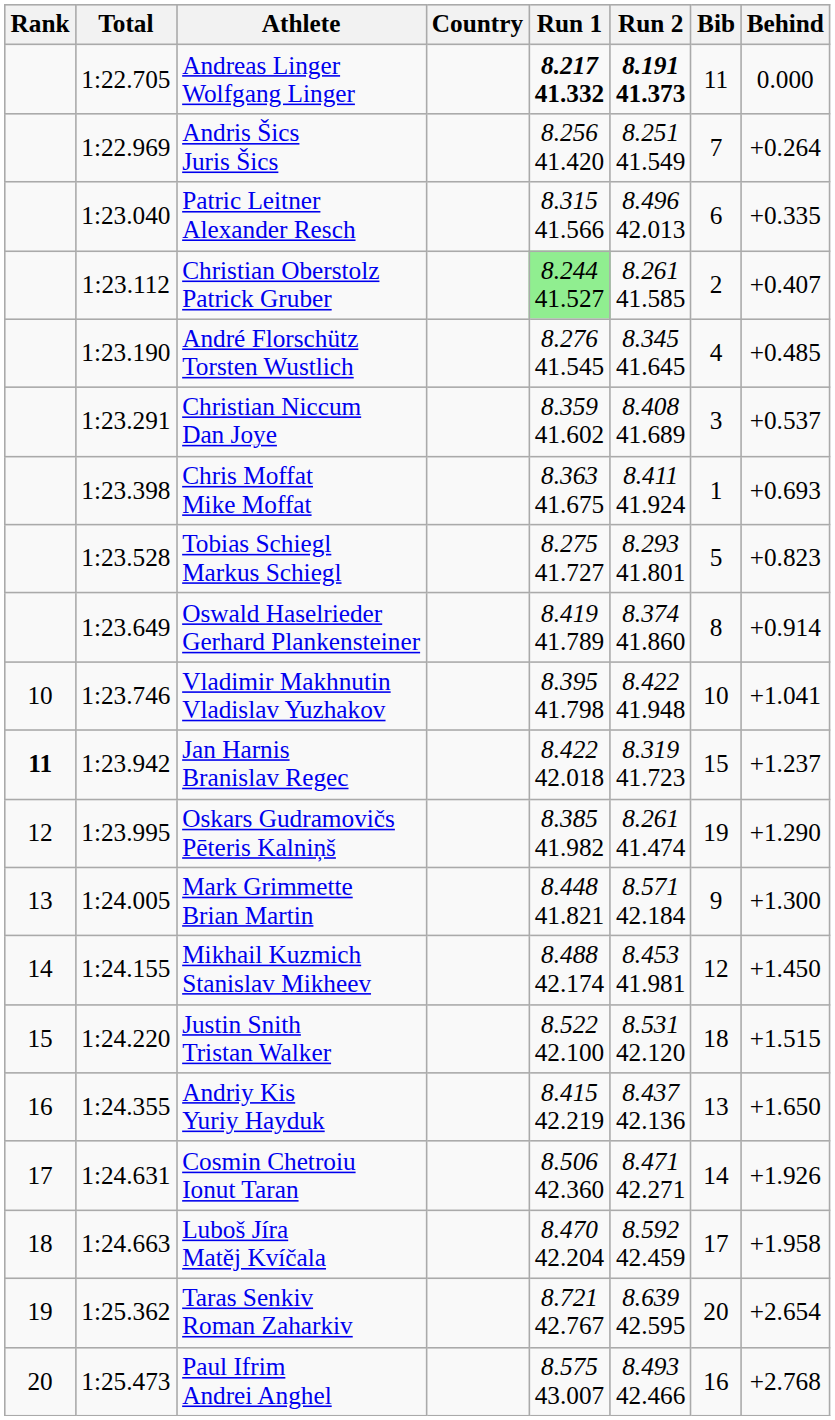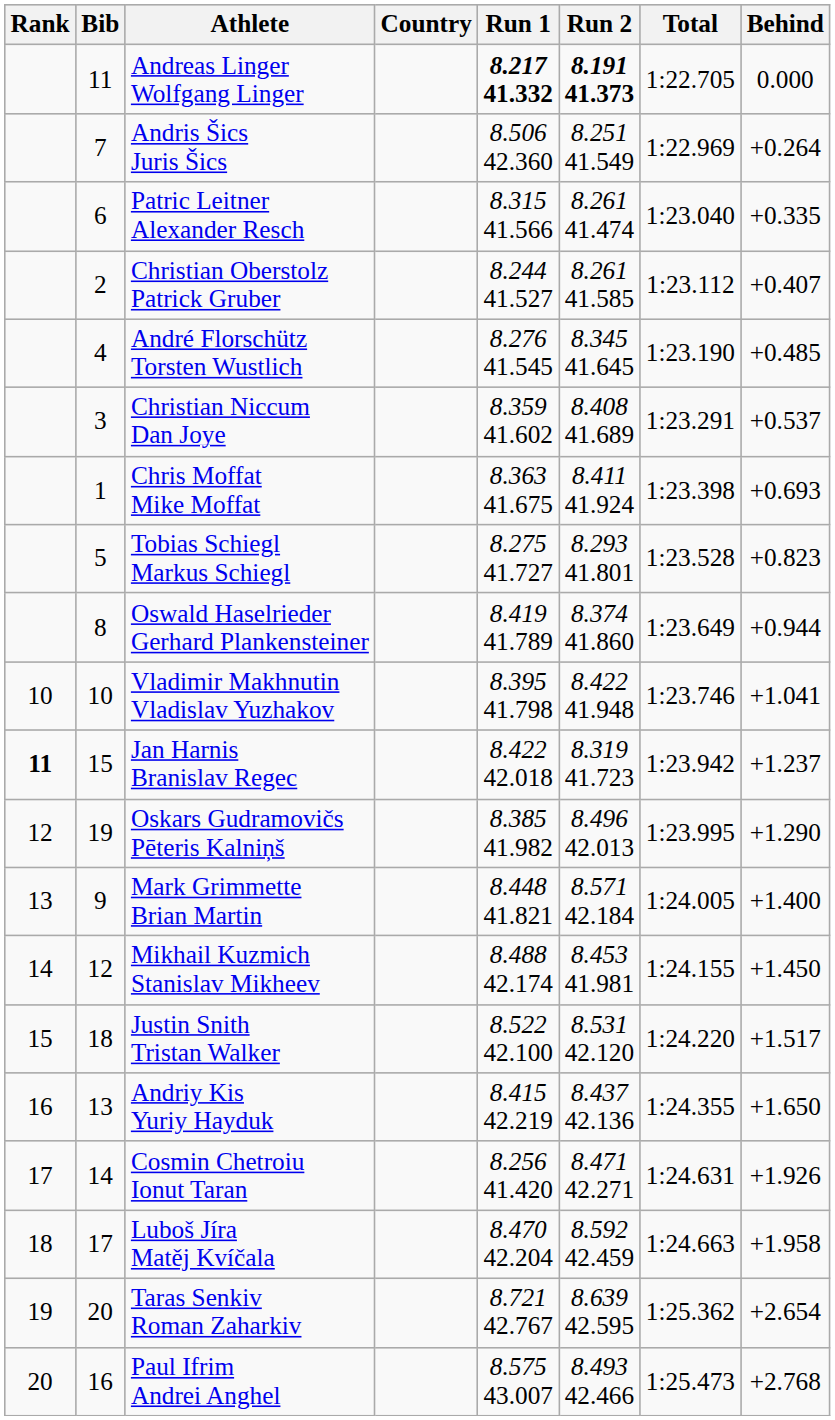columns swapped: (716, 24) <-> (126, 24)
(569, 147) 8.256 41.420 -> (518, 147) 8.506 42.360
(651, 215) 8.496 42.013 -> (599, 215) 8.261 41.474
(569, 284) lightgreen background -> (518, 284) no background
(785, 627) +0.914 -> (785, 627) +0.944
(651, 832) 8.261 41.474 -> (599, 832) 8.496 42.013
(785, 901) +1.300 -> (785, 901) +1.400
(785, 1038) +1.515 -> (785, 1038) +1.517
(569, 1175) 8.506 42.360 -> (518, 1175) 8.256 41.420
